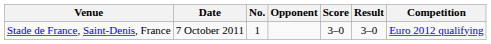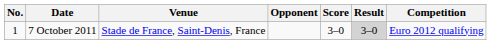columns swapped: (257, 13) <-> (89, 13)
(369, 30) no background -> (369, 30) lightgrey background
